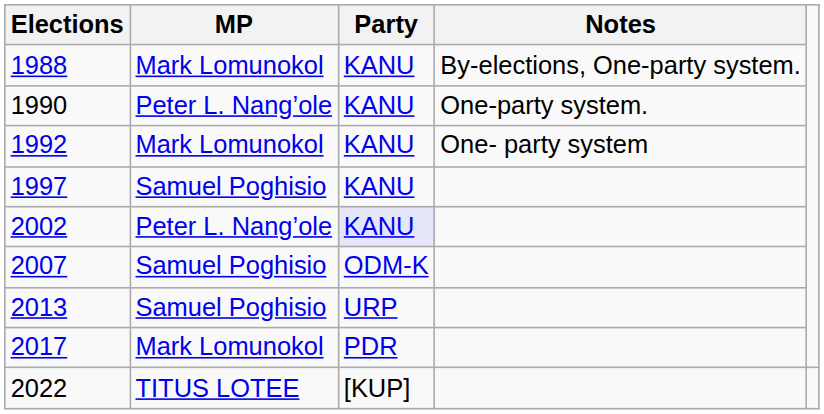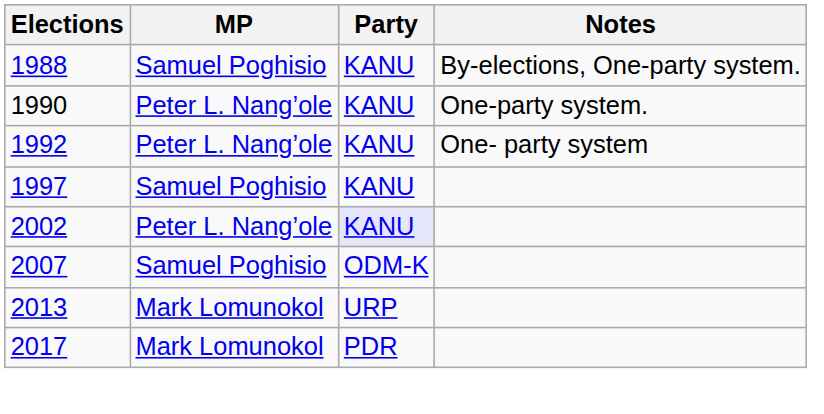(230, 65) Mark Lomunokol -> (231, 65) Samuel Poghisio
(230, 145) Mark Lomunokol -> (234, 145) Peter L. Nang’ole
(231, 307) Samuel Poghisio -> (230, 307) Mark Lomunokol
- row: (39, 387)
